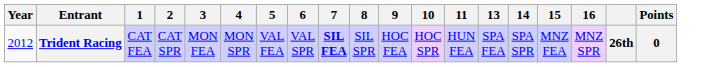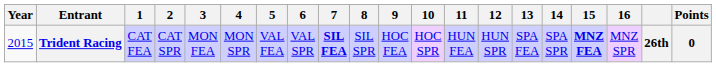+ column: (495, 14)
(20, 43) 2012 -> (20, 43) 2015
(555, 43) normal -> (589, 43) bold
